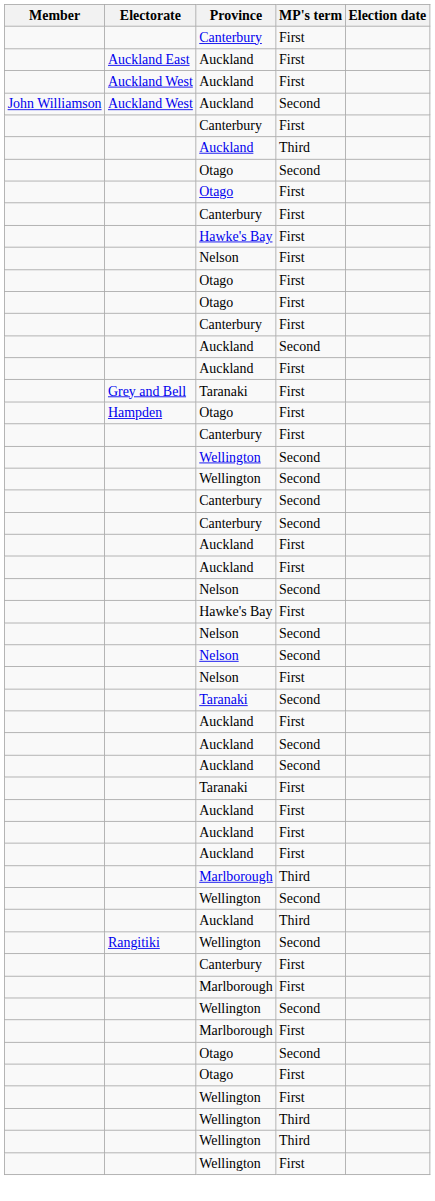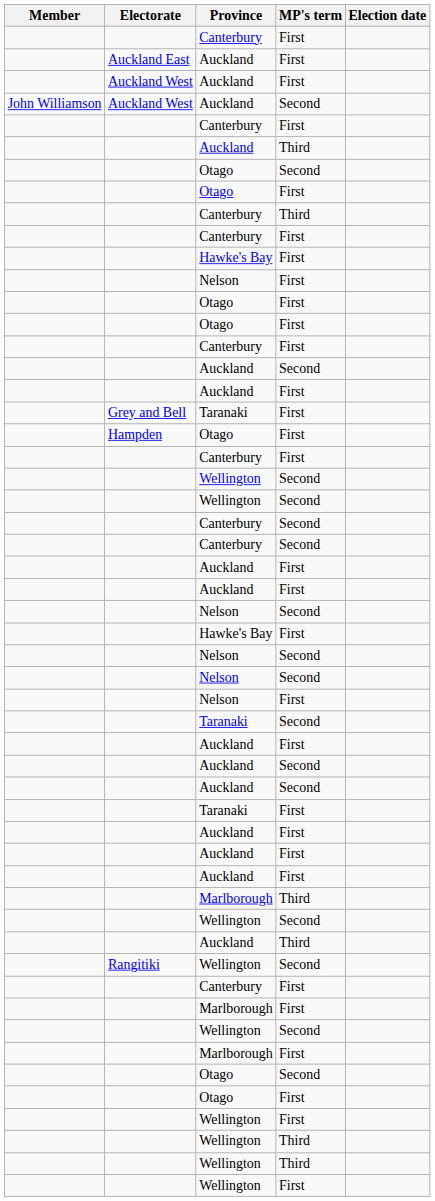+ row: (231, 214)
